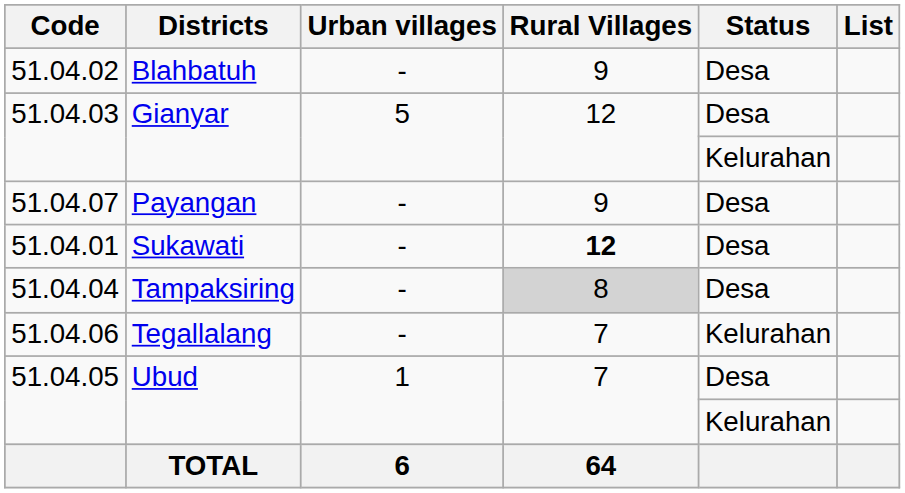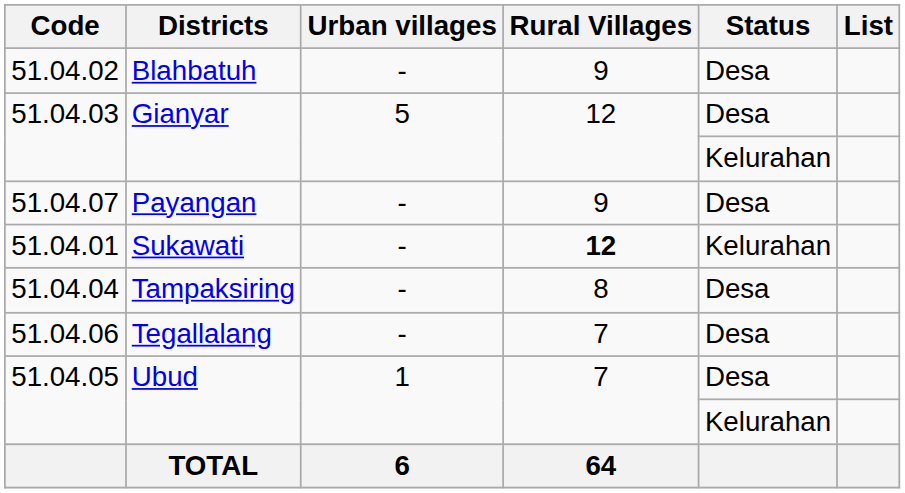(737, 245) Desa -> (768, 245) Kelurahan
(601, 289) lightgrey background -> (601, 289) no background
(768, 333) Kelurahan -> (737, 333) Desa
